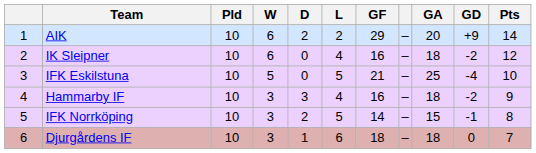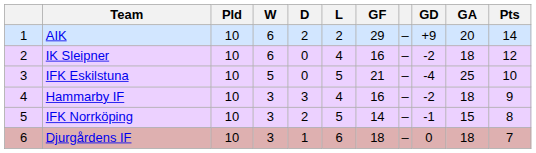columns swapped: (433, 14) <-> (471, 14)
